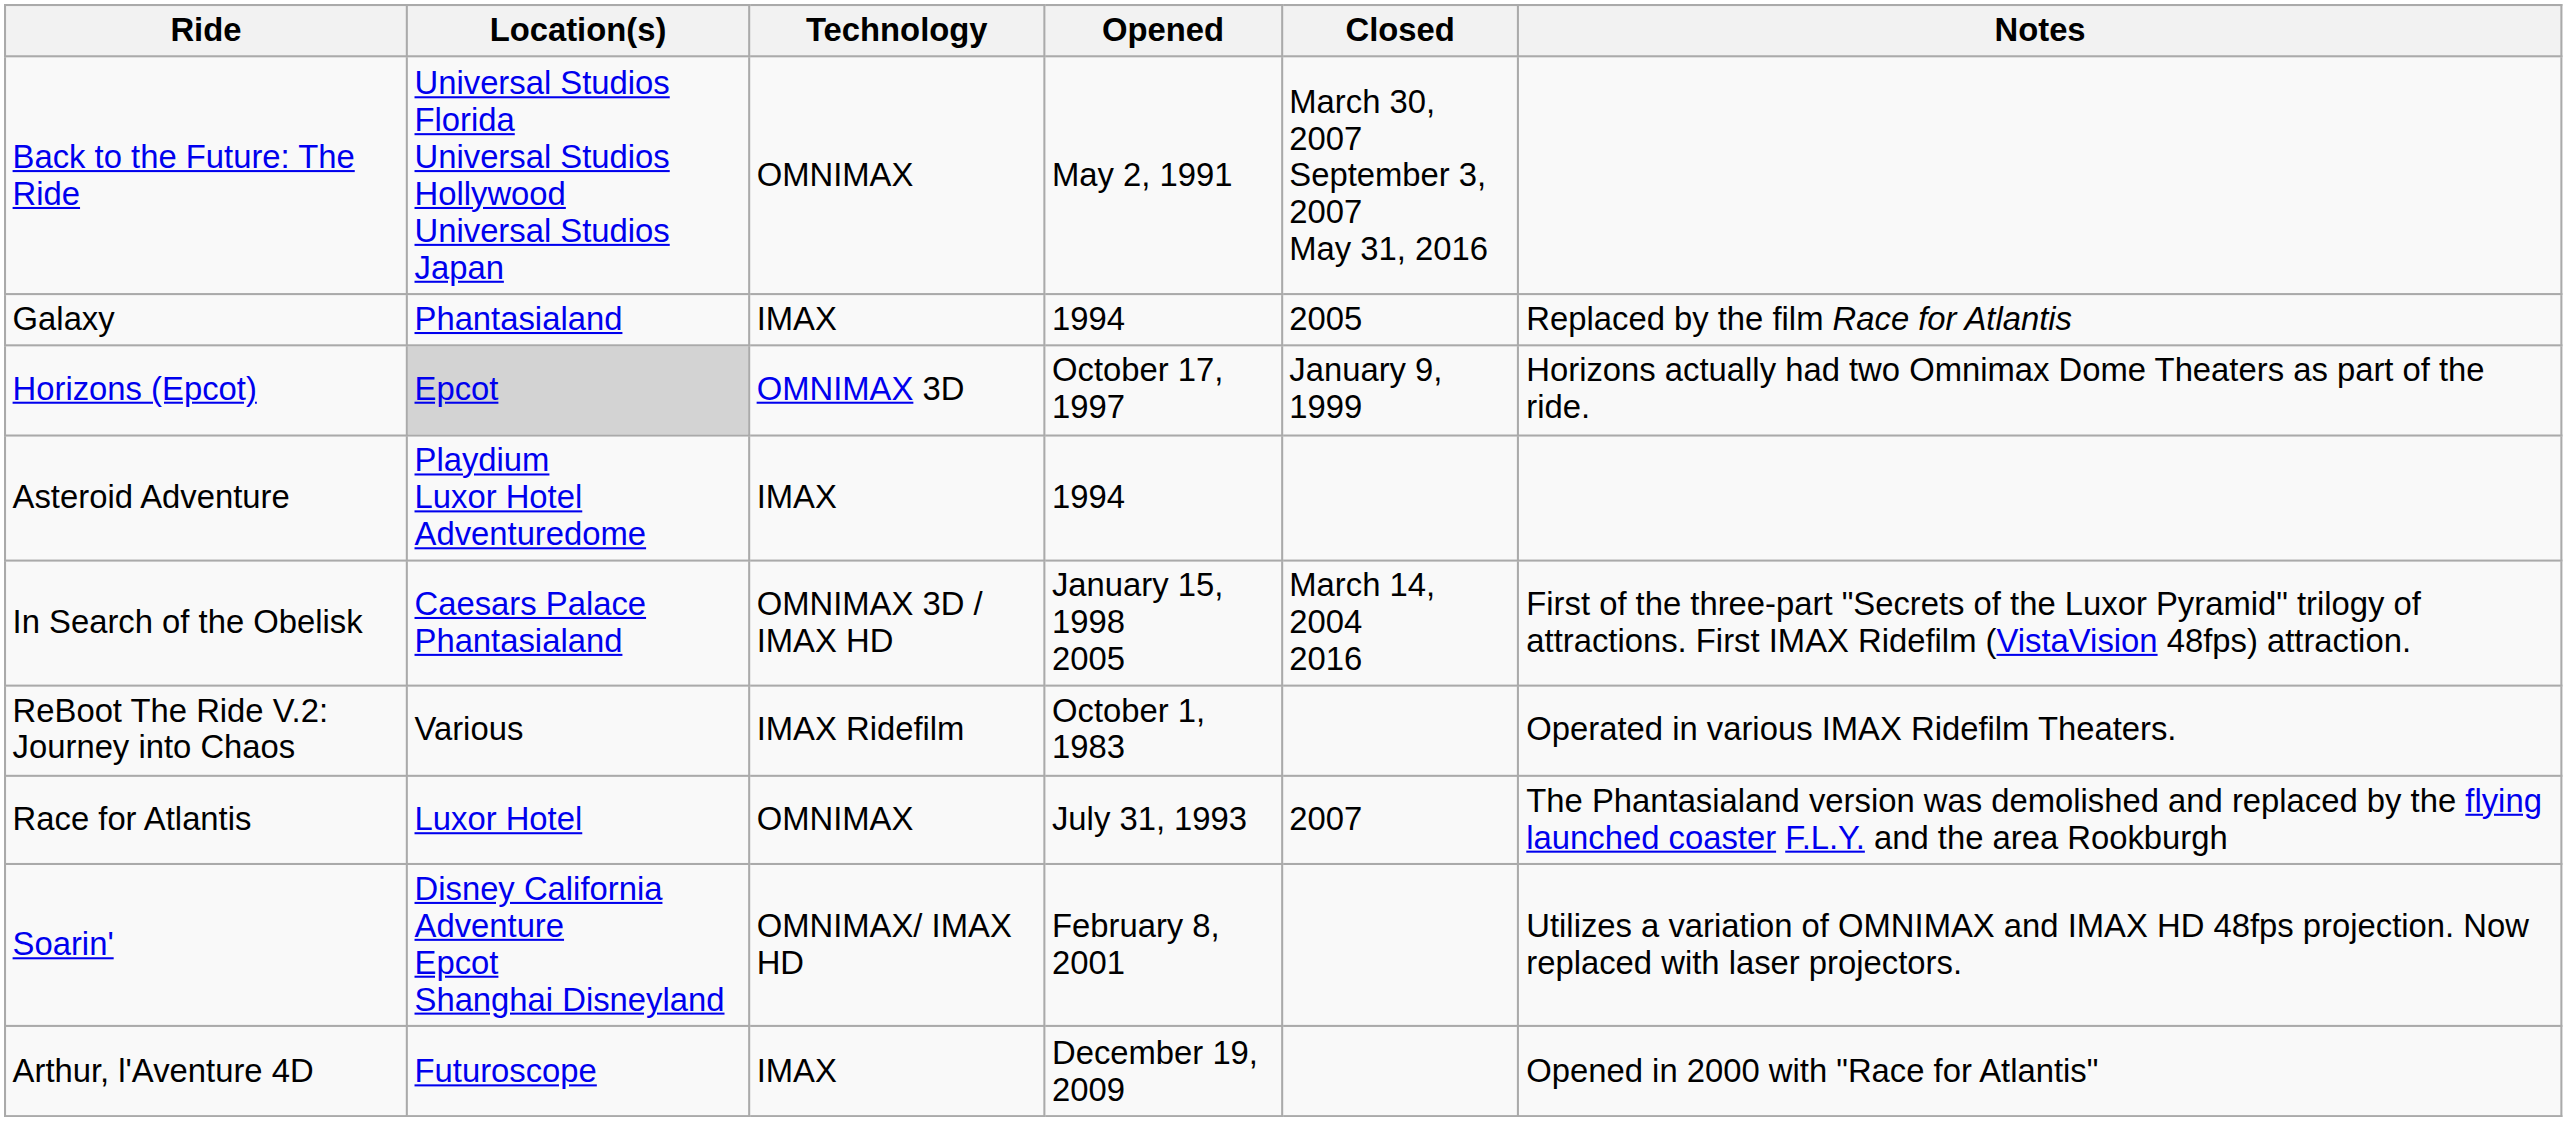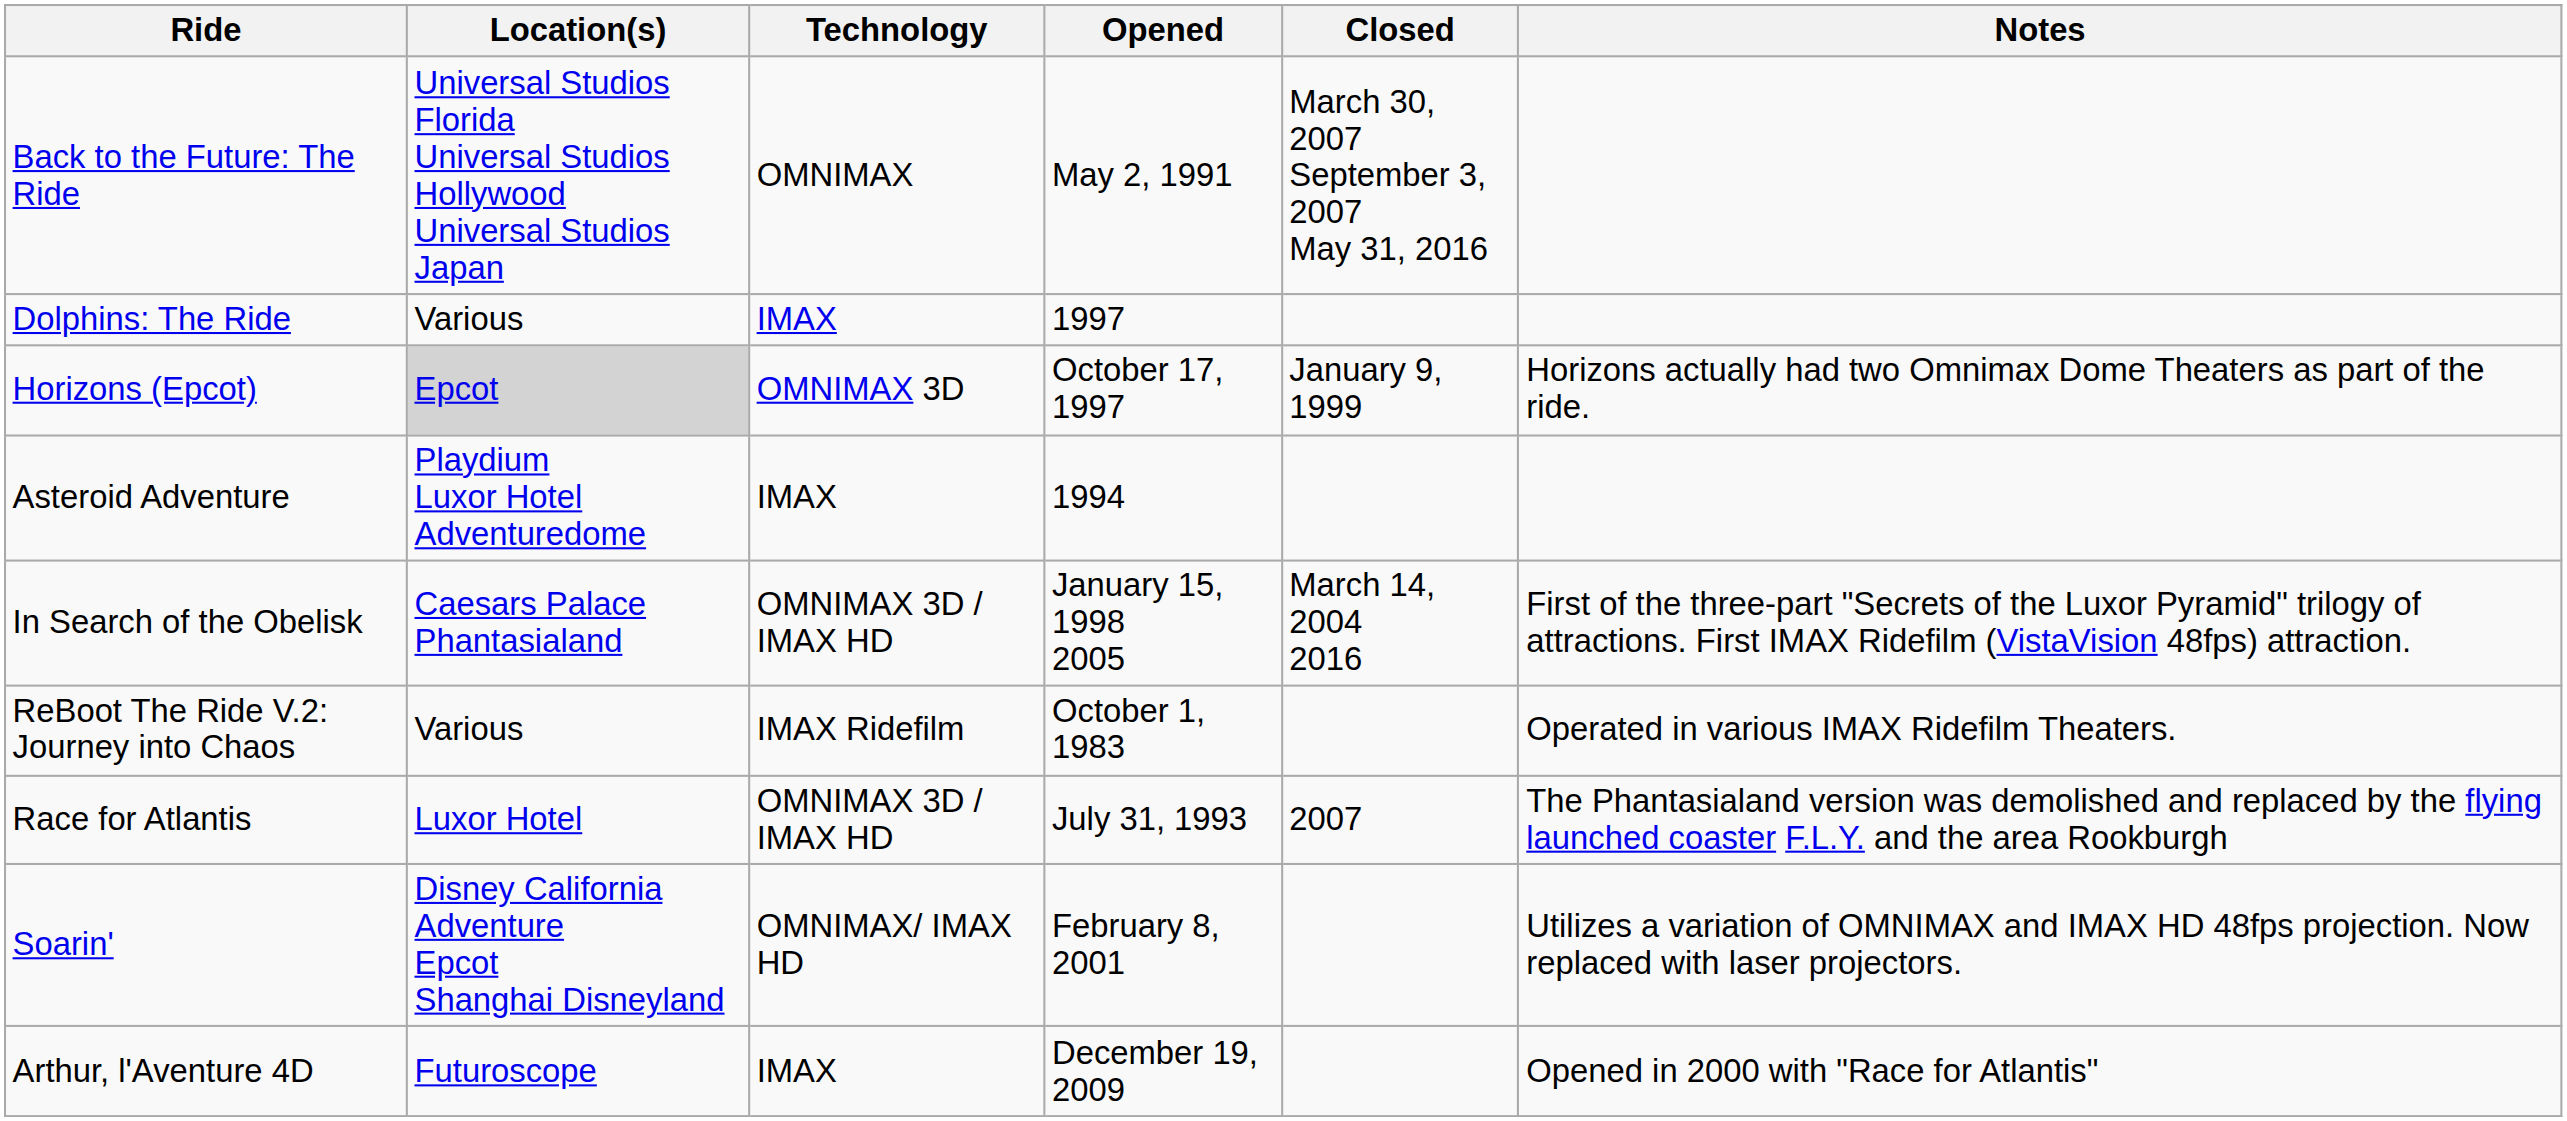+ row: (152, 319)
- row: (64, 319)
(835, 818) OMNIMAX -> (870, 818) OMNIMAX 3D / IMAX HD
